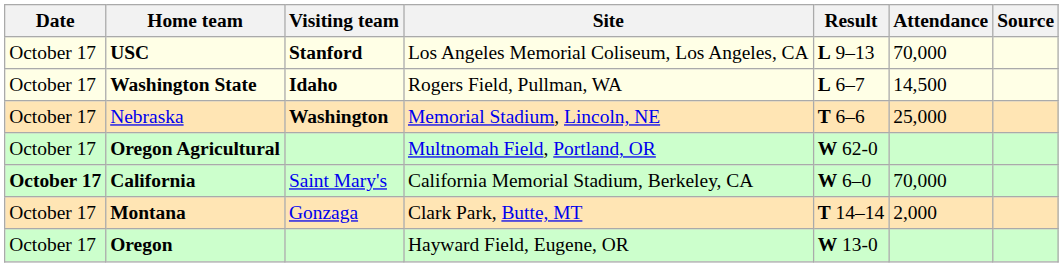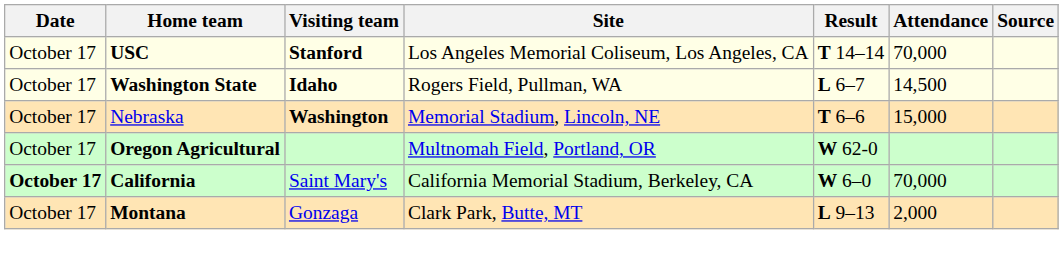(846, 52) L 9–13 -> (851, 52) T 14–14
(920, 116) 25,000 -> (920, 116) 15,000
(851, 213) T 14–14 -> (846, 213) L 9–13
- row: (141, 245)
